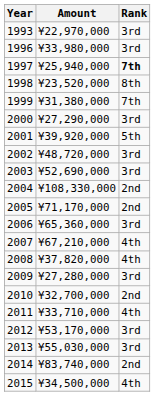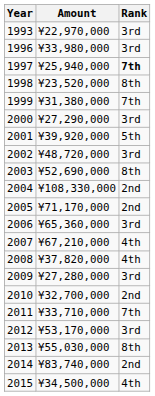(131, 171) 3rd -> (131, 171) 8th
(131, 312) 4th -> (131, 312) 7th
(131, 347) 3rd -> (131, 347) 8th
